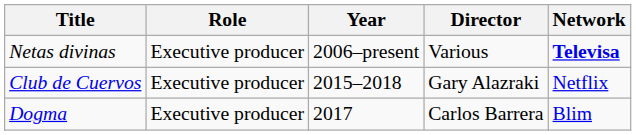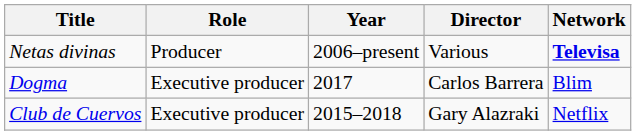(227, 51) Executive producer -> (186, 51) Producer
rows swapped: (75, 82) <-> (38, 113)
